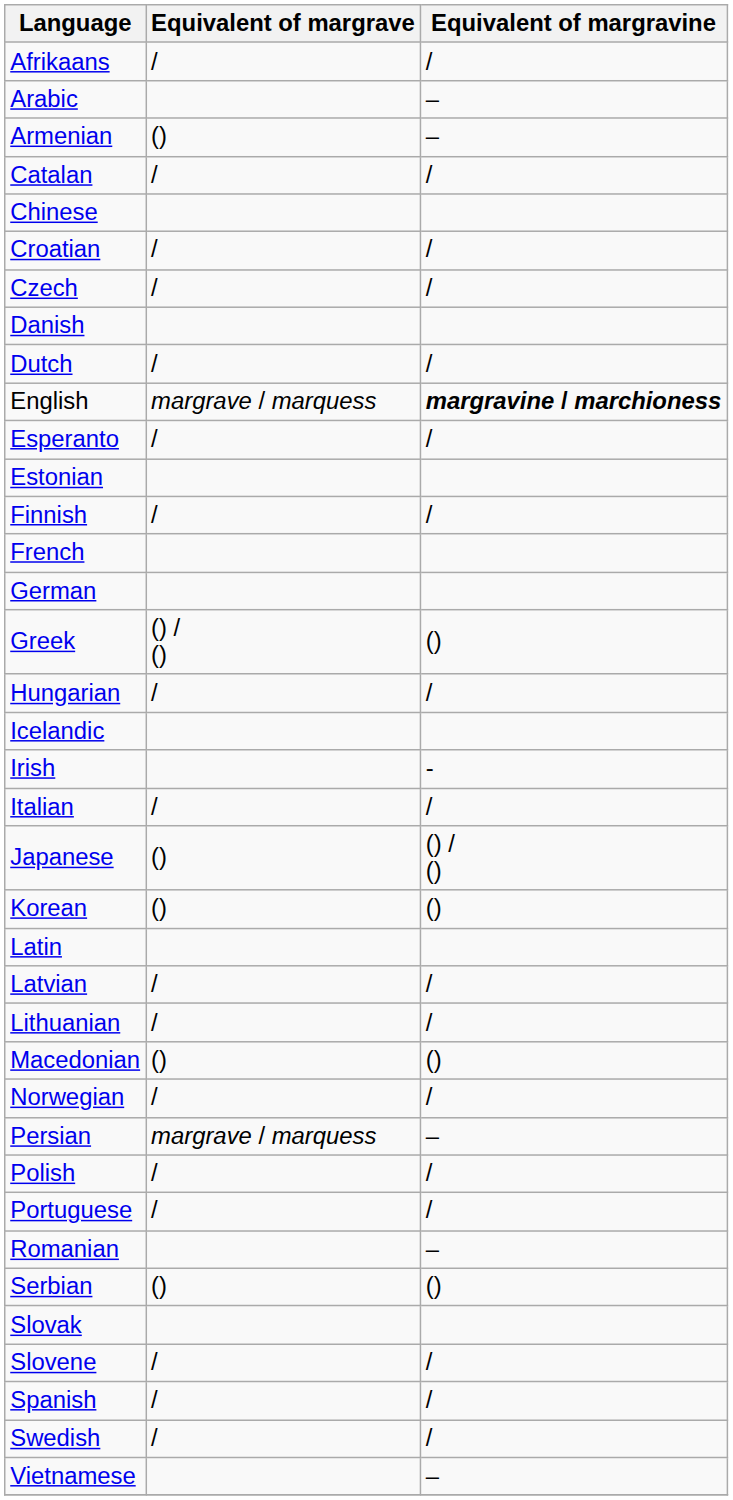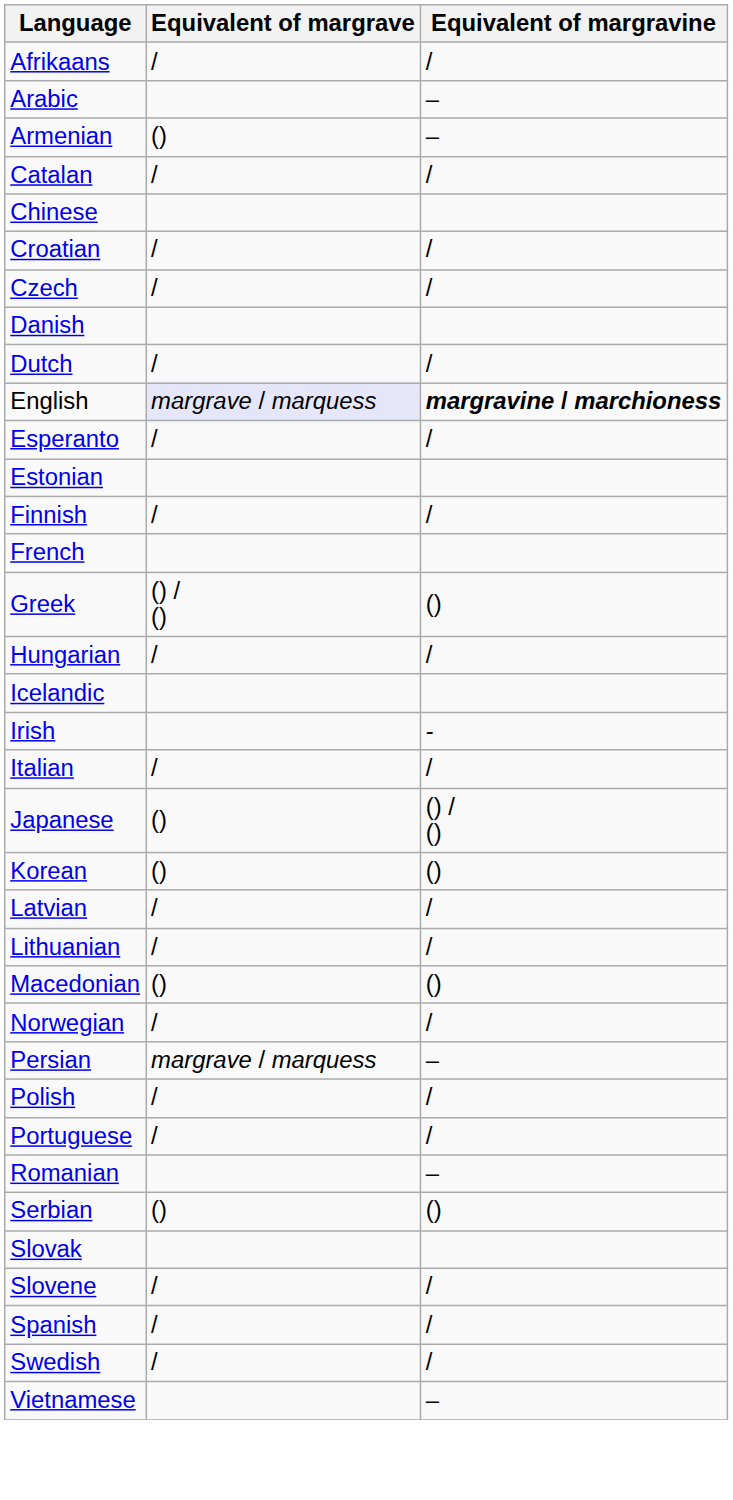(264, 401) no background -> (264, 401) lavender background
- row: (53, 590)
- row: (36, 946)
